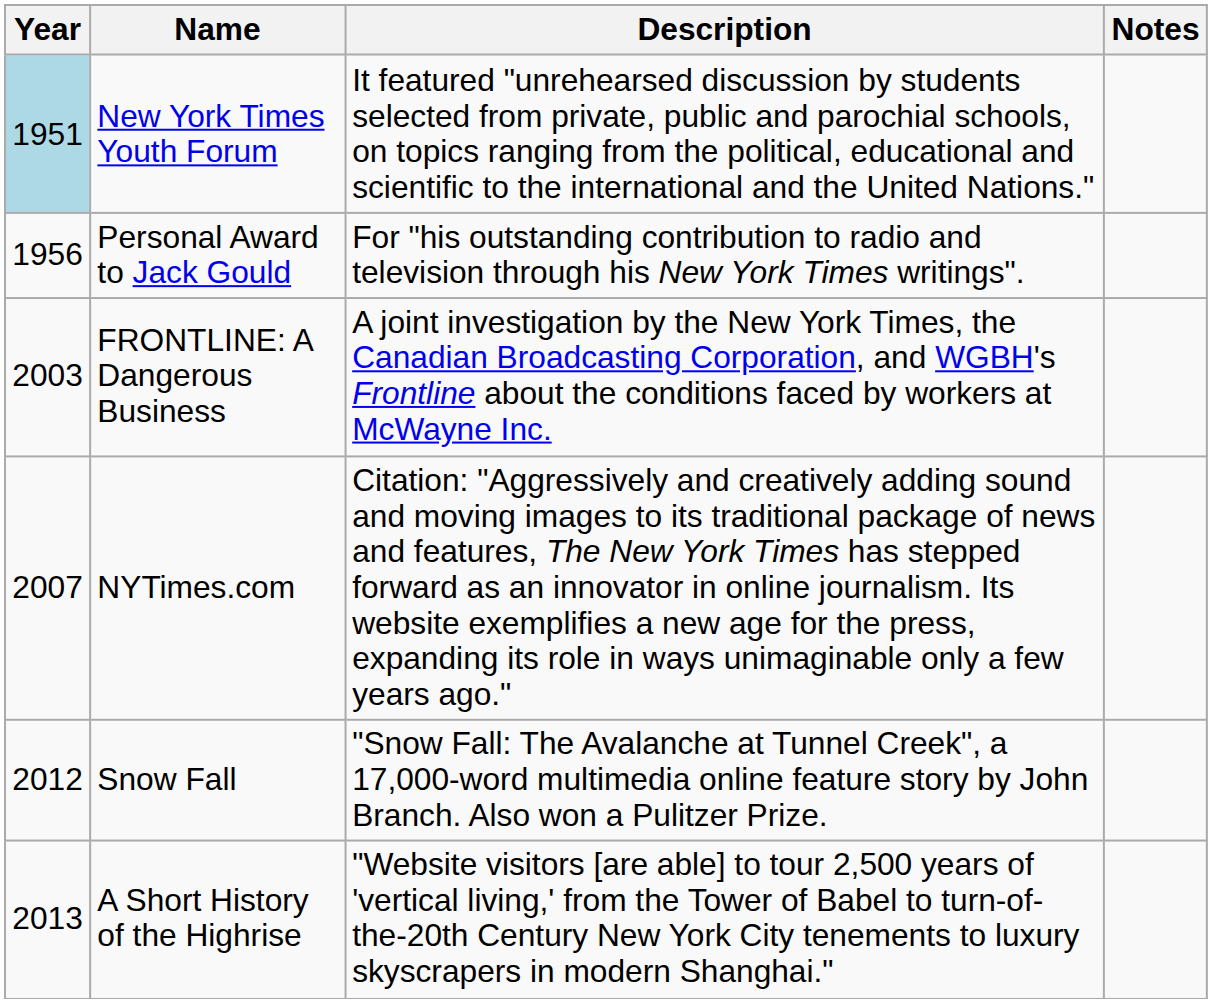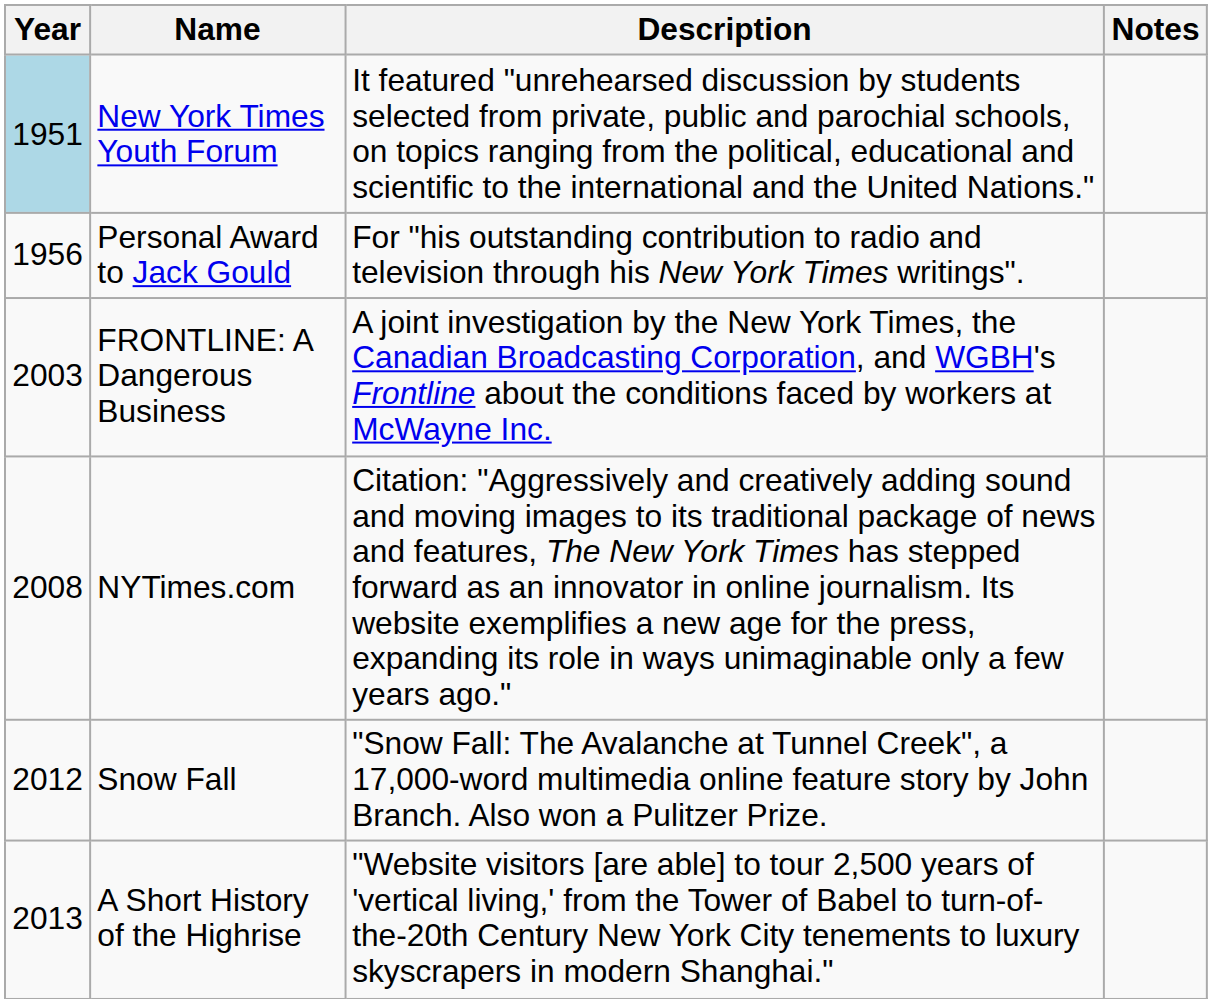(48, 586) 2007 -> (48, 586) 2008
